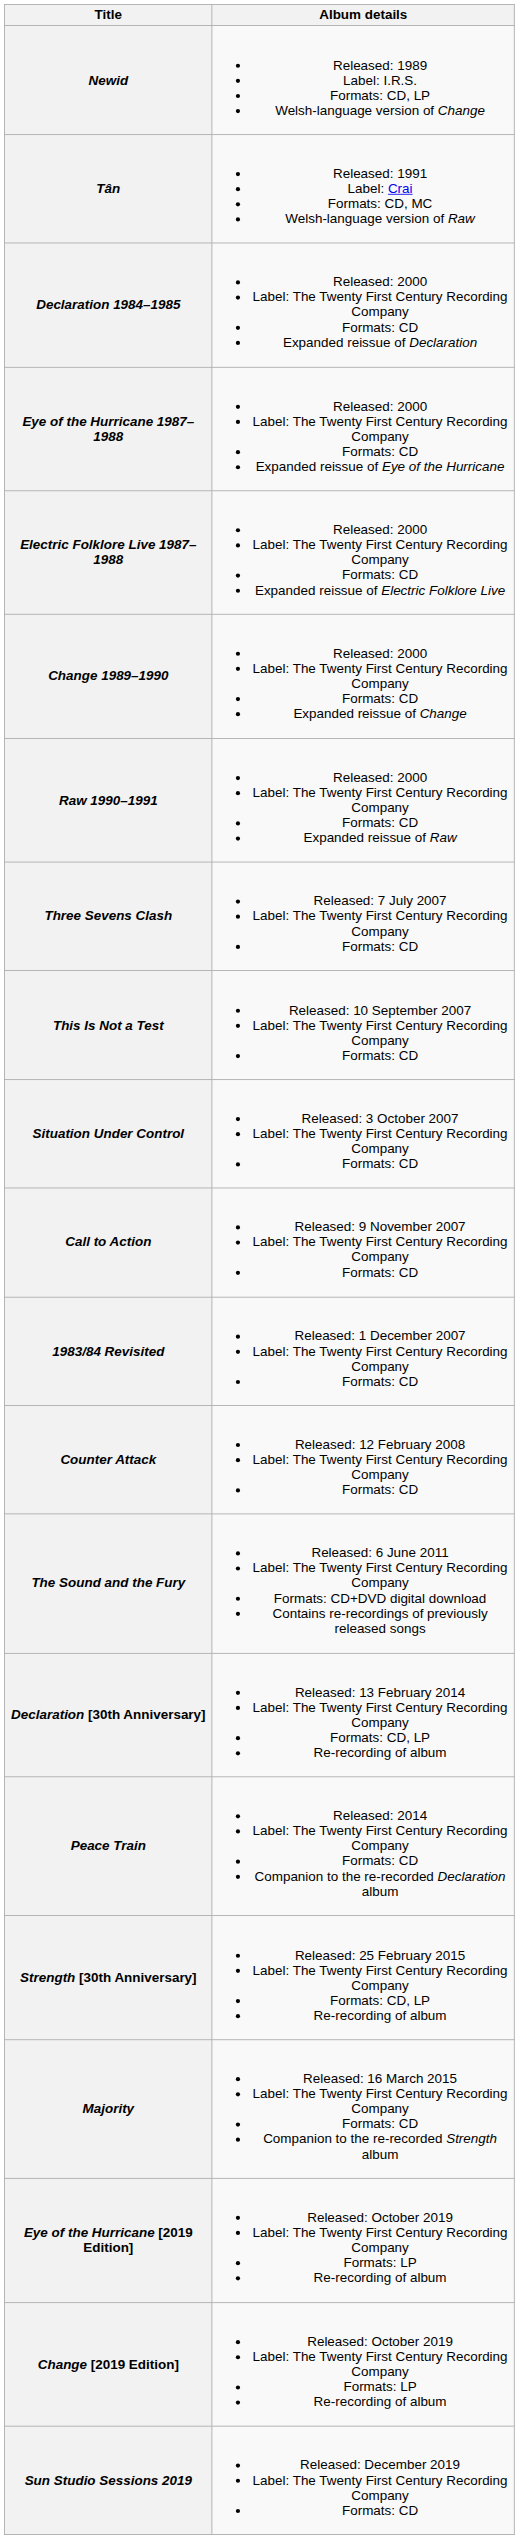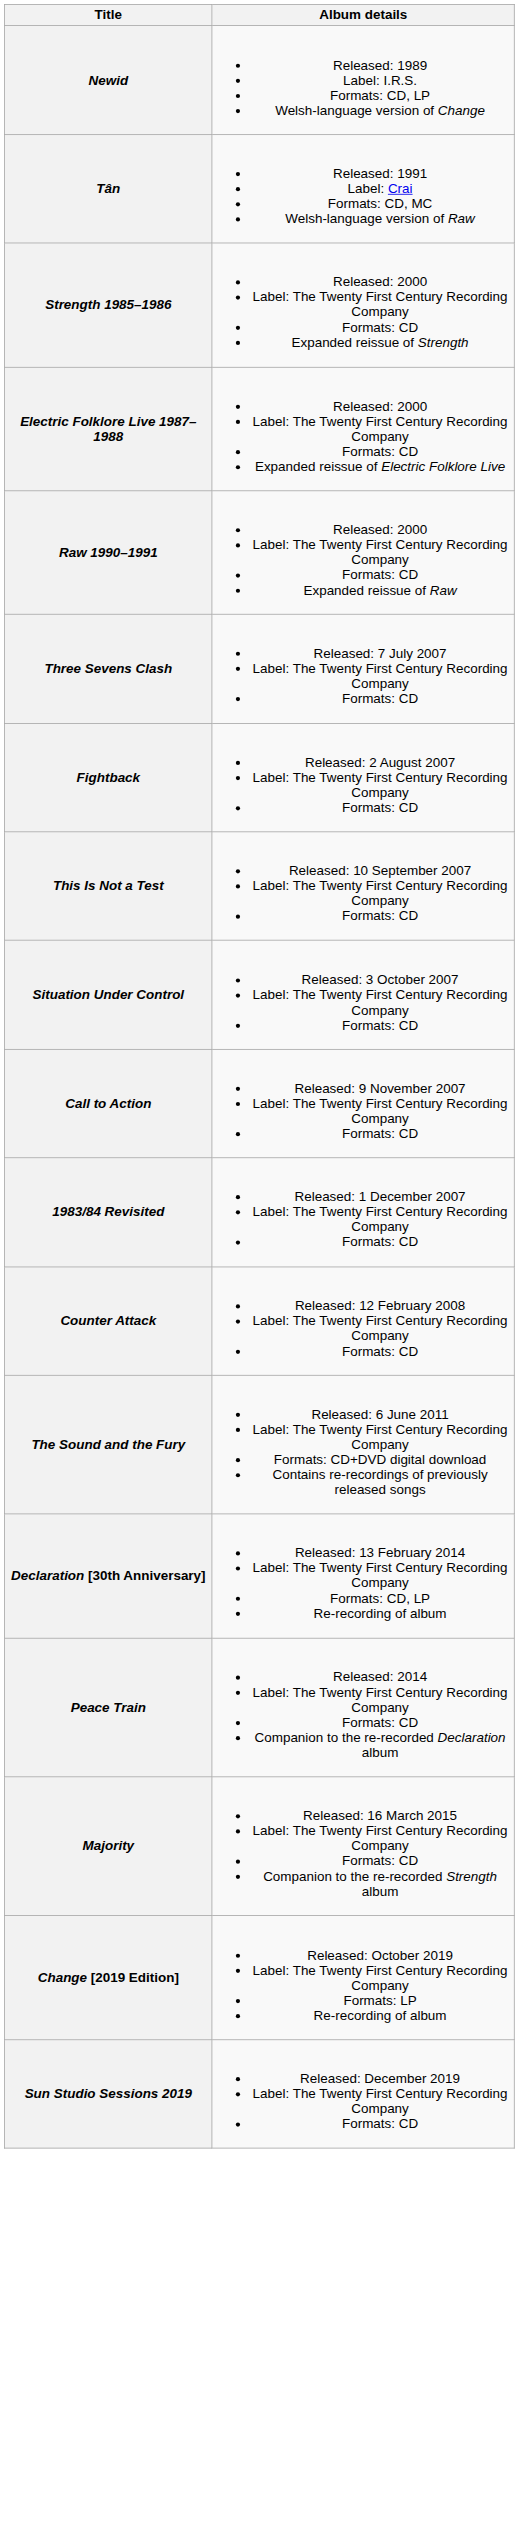- row: (108, 305)
+ row: (108, 305)
- row: (108, 428)
- row: (108, 676)
+ row: (108, 777)
- row: (108, 1977)
- row: (108, 2240)
